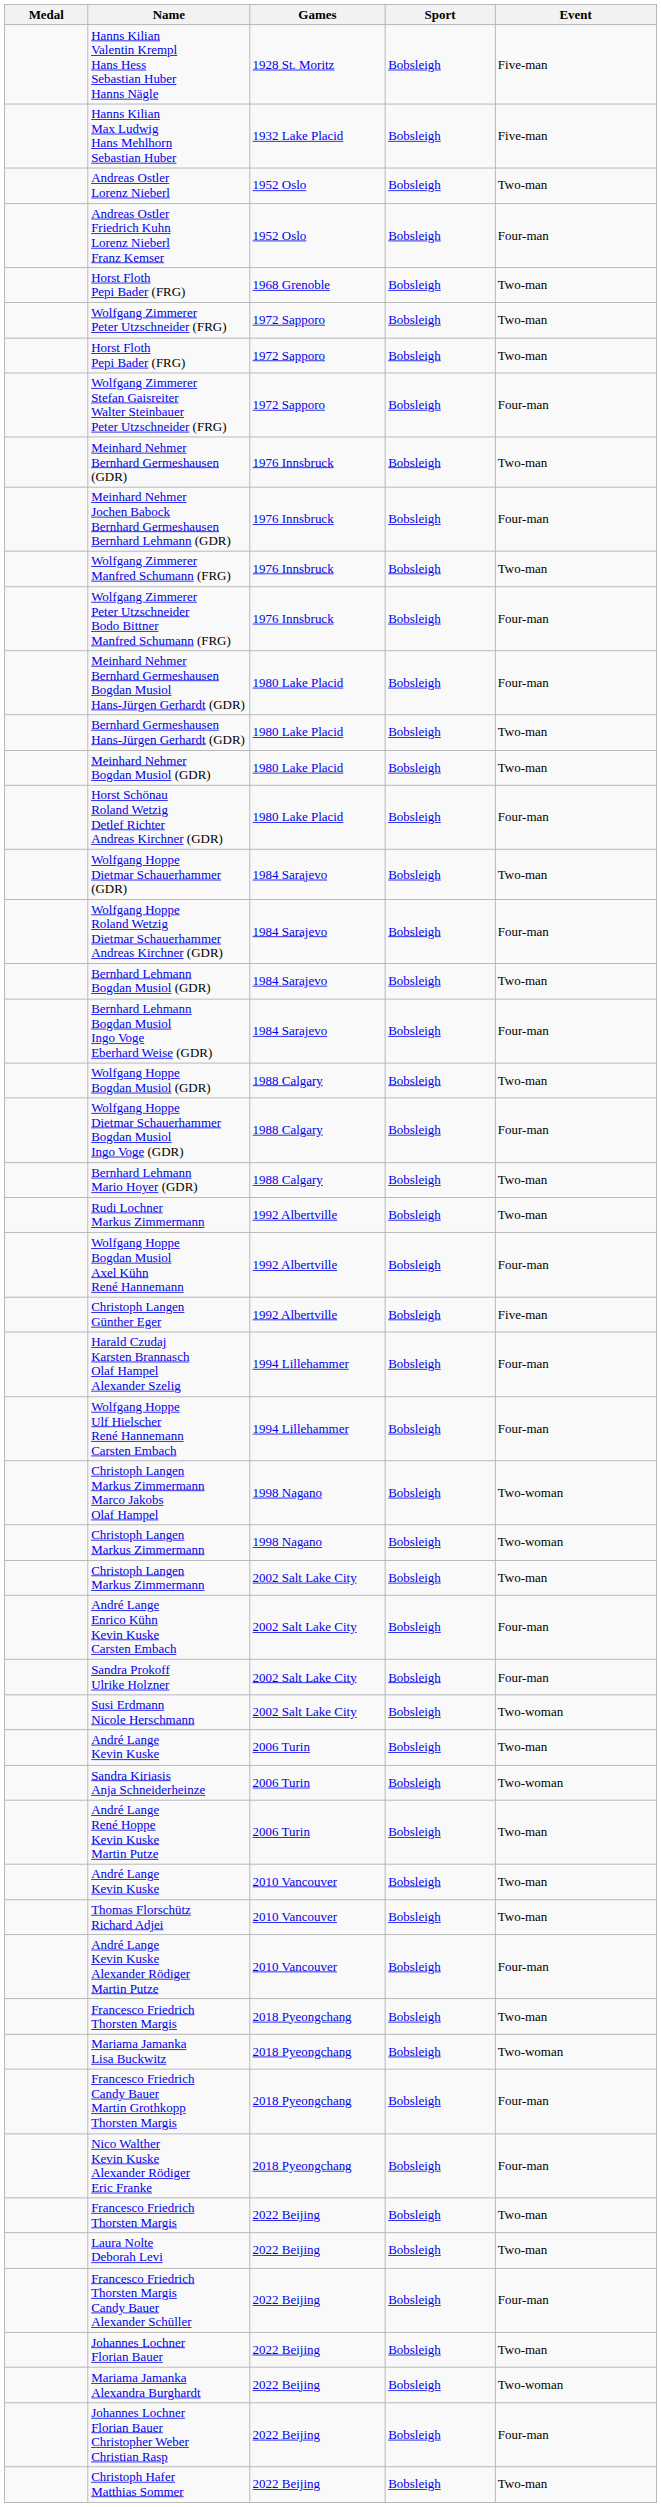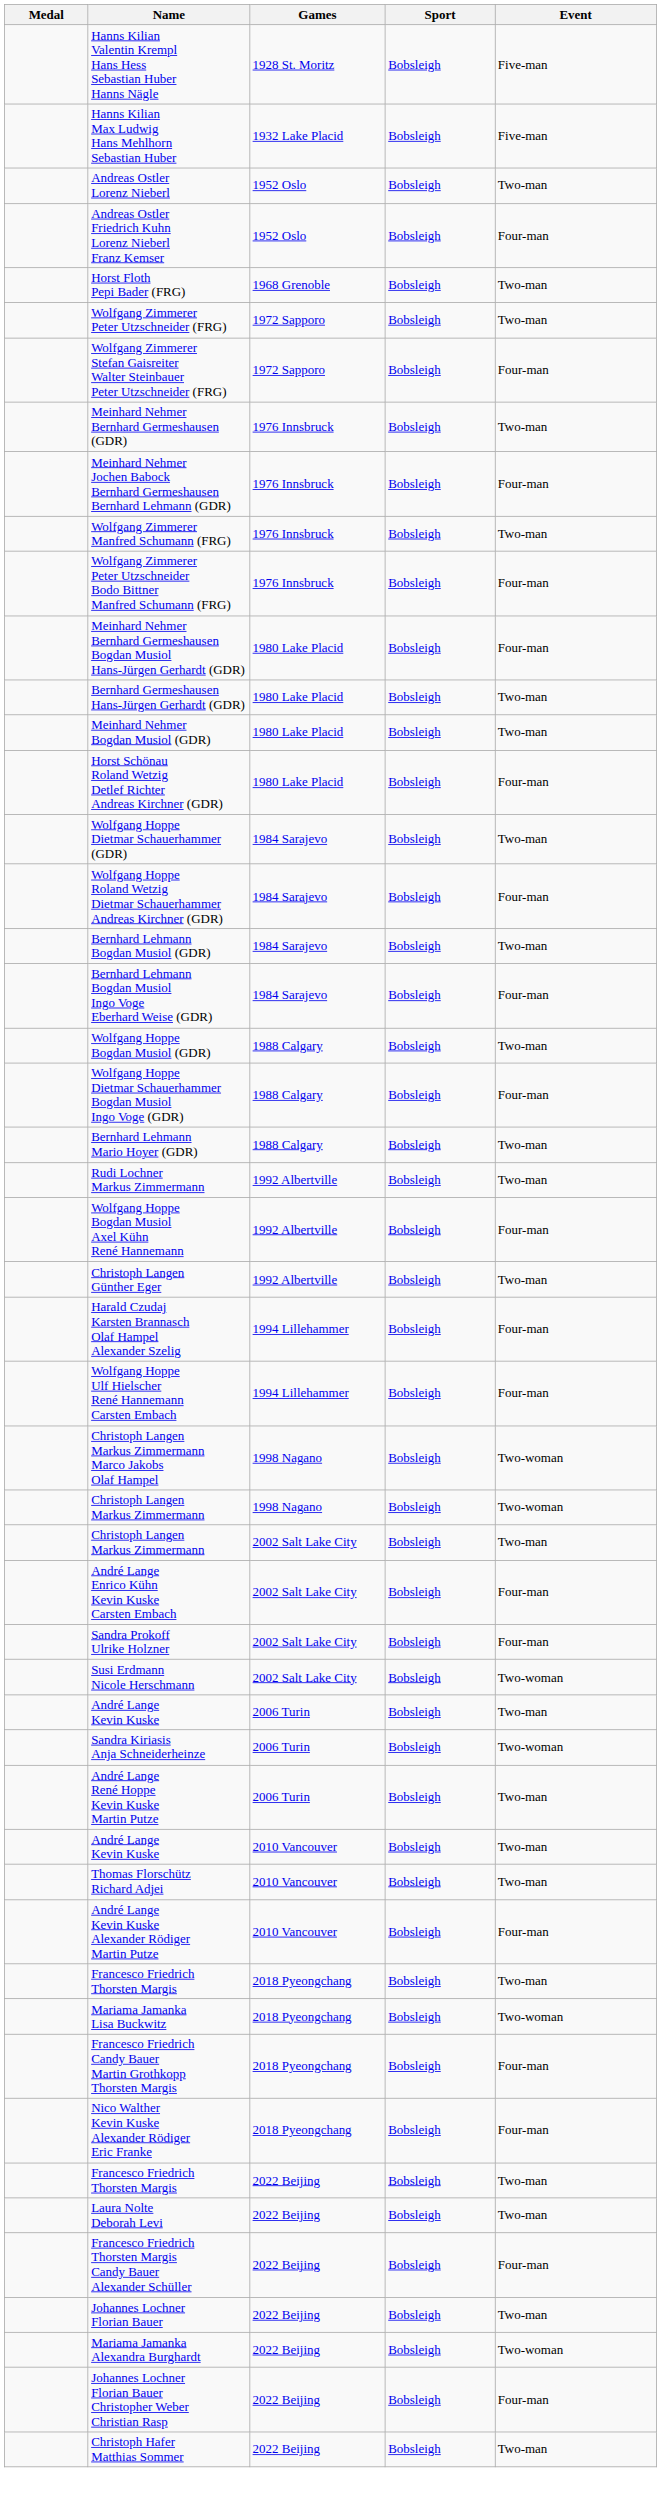- row: (138, 355)
(523, 1314) Five-man -> (523, 1279) Two-man
